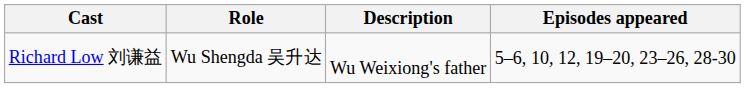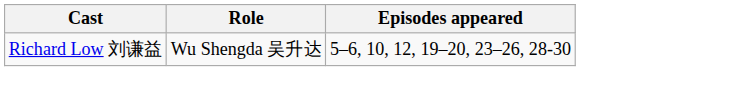- column: (408, 18)
